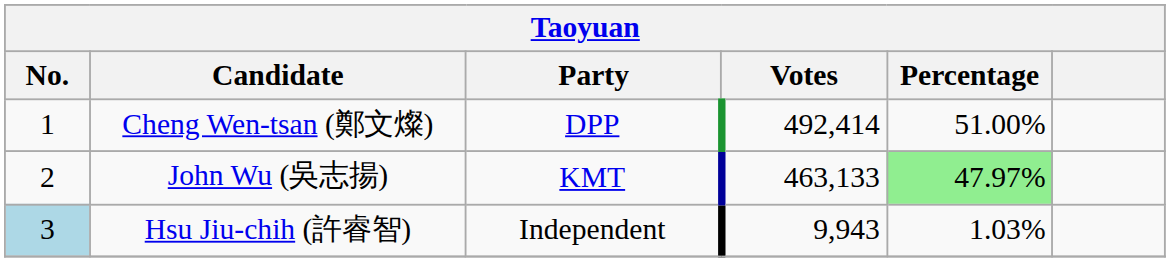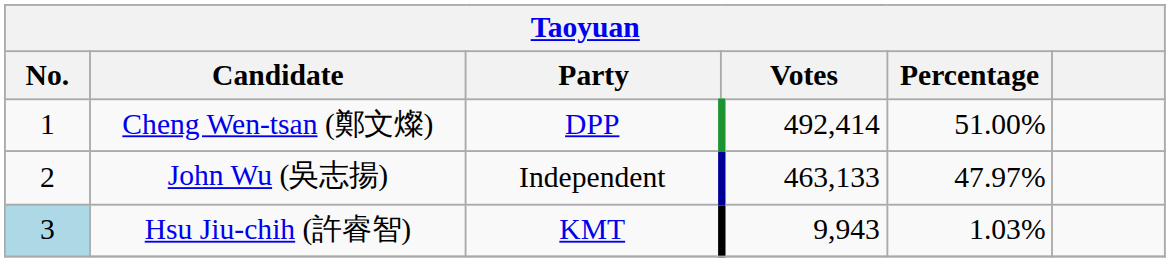(592, 177) KMT -> (592, 177) Independent
(1000, 177) lightgreen background -> (1000, 177) no background
(592, 229) Independent -> (592, 229) KMT
